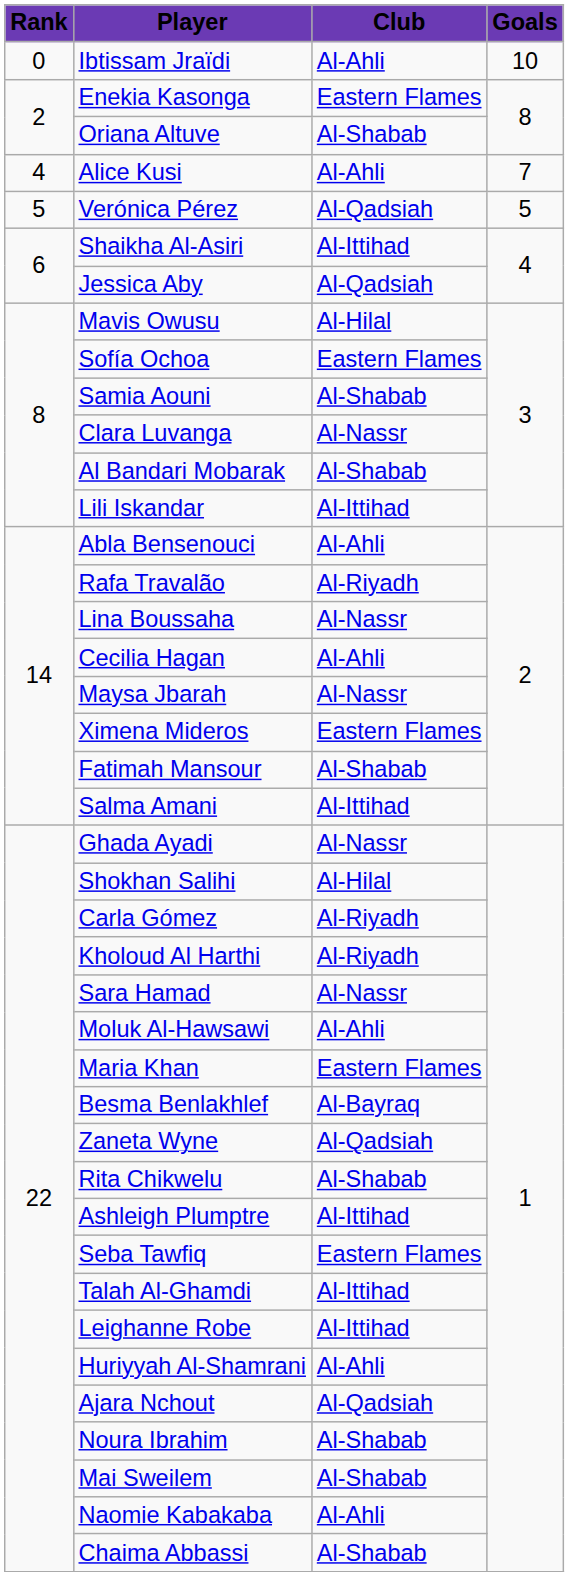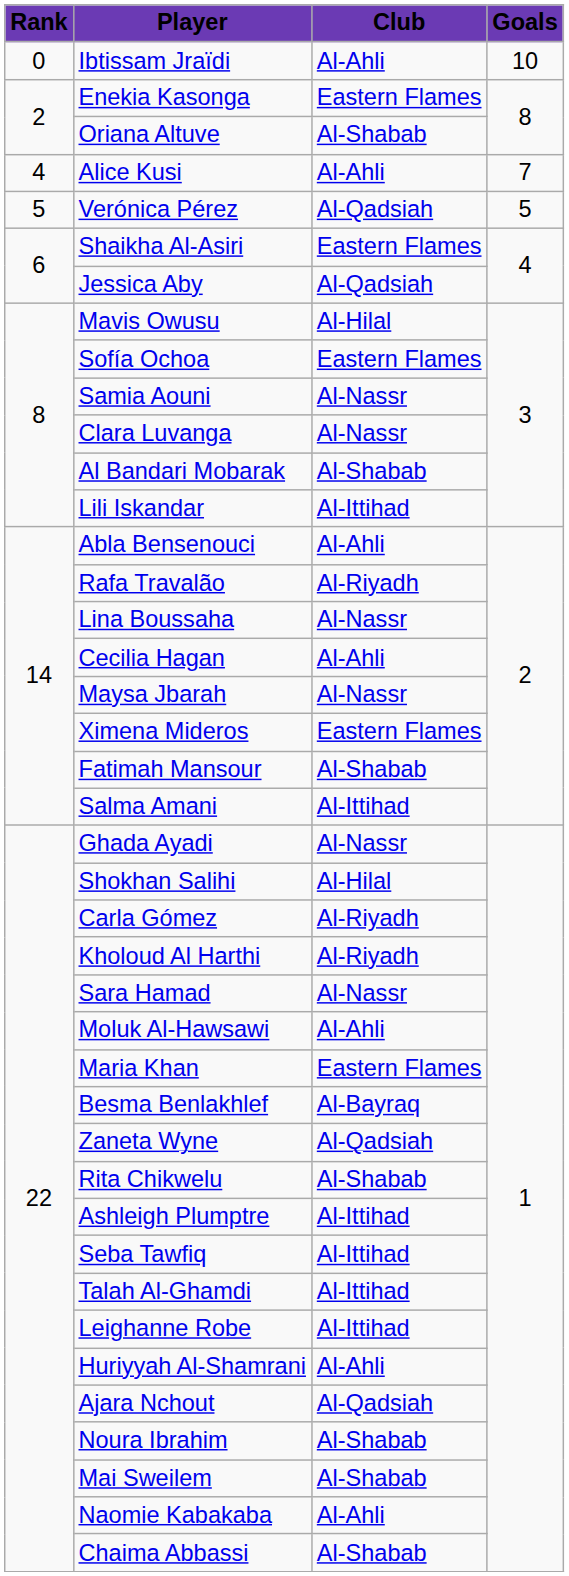(363, 246) Al-Ittihad -> (399, 246) Eastern Flames
(372, 396) Al-Shabab -> (362, 396) Al-Nassr
(399, 1254) Eastern Flames -> (363, 1254) Al-Ittihad
